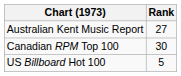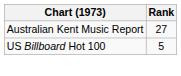- row: (63, 46)
